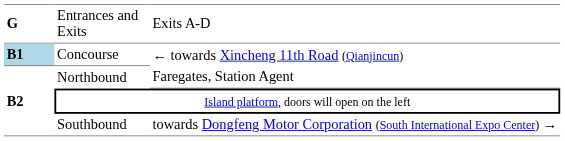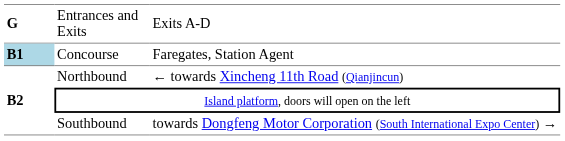(278, 54) ← towards Xincheng 11th Road (Qianjincun) -> (223, 54) Faregates, Station Agent
(223, 76) Faregates, Station Agent -> (278, 76) ← towards Xincheng 11th Road (Qianjincun)
